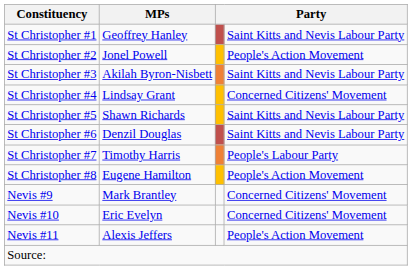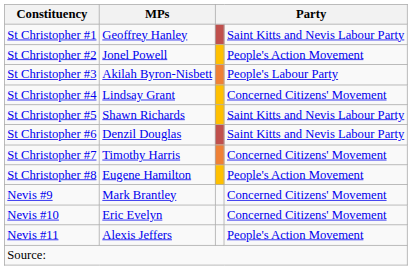(316, 74) Saint Kitts and Nevis Labour Party -> (283, 74) People's Labour Party
(283, 154) People's Labour Party -> (307, 154) Concerned Citizens' Movement
